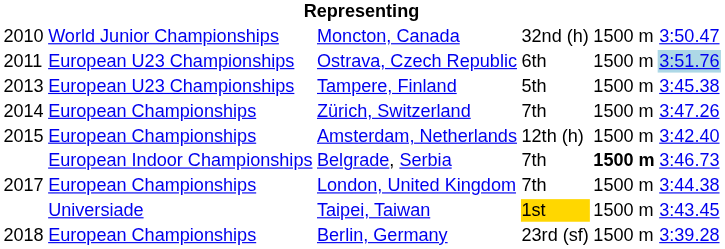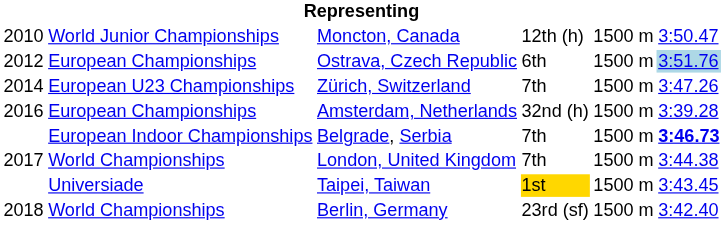(555, 36) 32nd (h) -> (553, 36) 12th (h)
(23, 61) 2011 -> (24, 61) 2012
(171, 61) European U23 Championships -> (152, 61) European Championships
- row: (387, 86)
(152, 110) European Championships -> (171, 86) European U23 Championships
(24, 135) 2015 -> (24, 110) 2016
(553, 135) 12th (h) -> (555, 110) 32nd (h)
(689, 135) 3:42.40 -> (688, 110) 3:39.28
(624, 160) bold -> (624, 135) normal
(689, 160) normal -> (689, 135) bold
(152, 185) European Championships -> (136, 160) World Championships
(152, 235) European Championships -> (136, 210) World Championships
(689, 235) 3:39.28 -> (688, 210) 3:42.40
